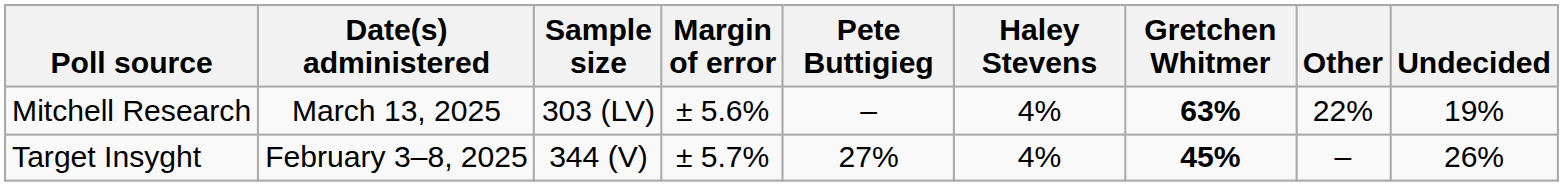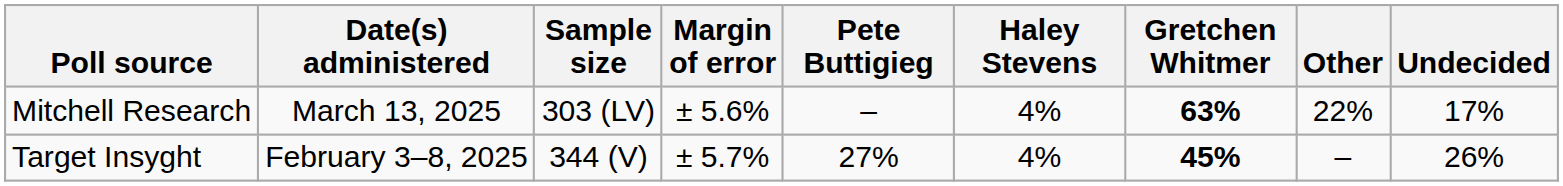(1474, 110) 19% -> (1474, 110) 17%
